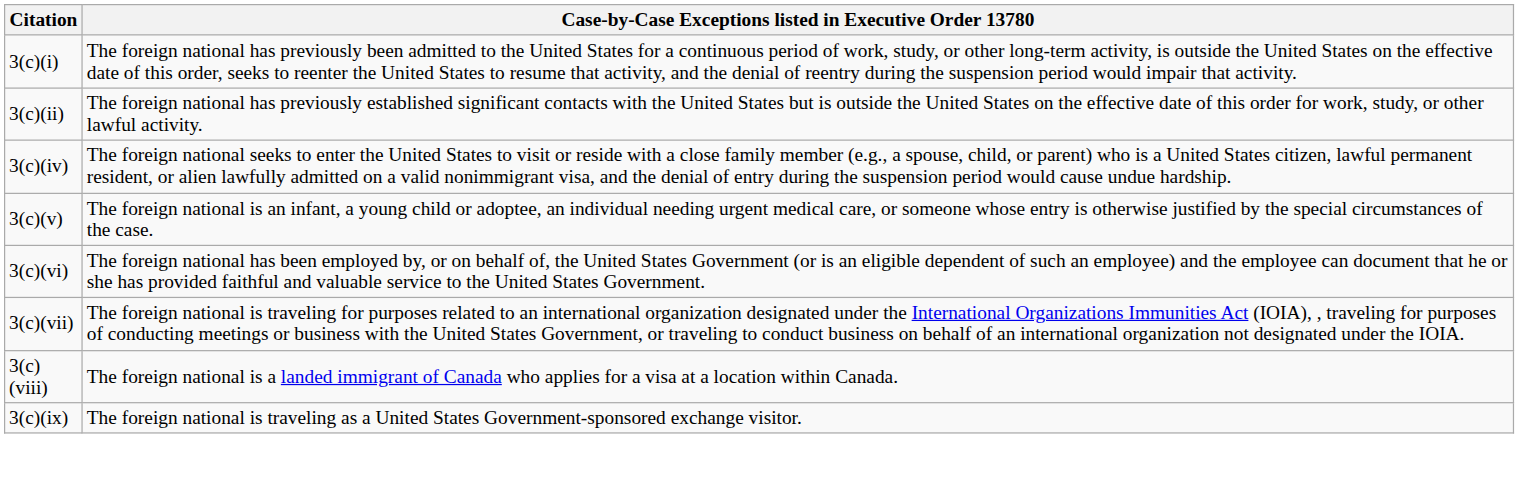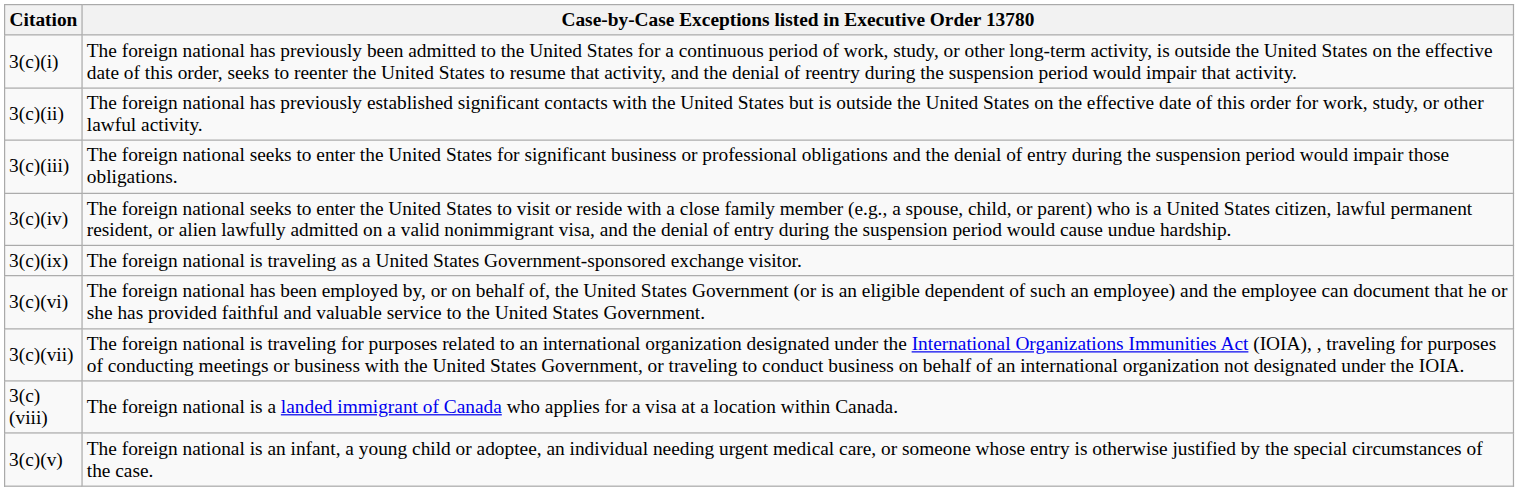+ row: (39, 166)
rows swapped: (36, 218) <-> (39, 417)
